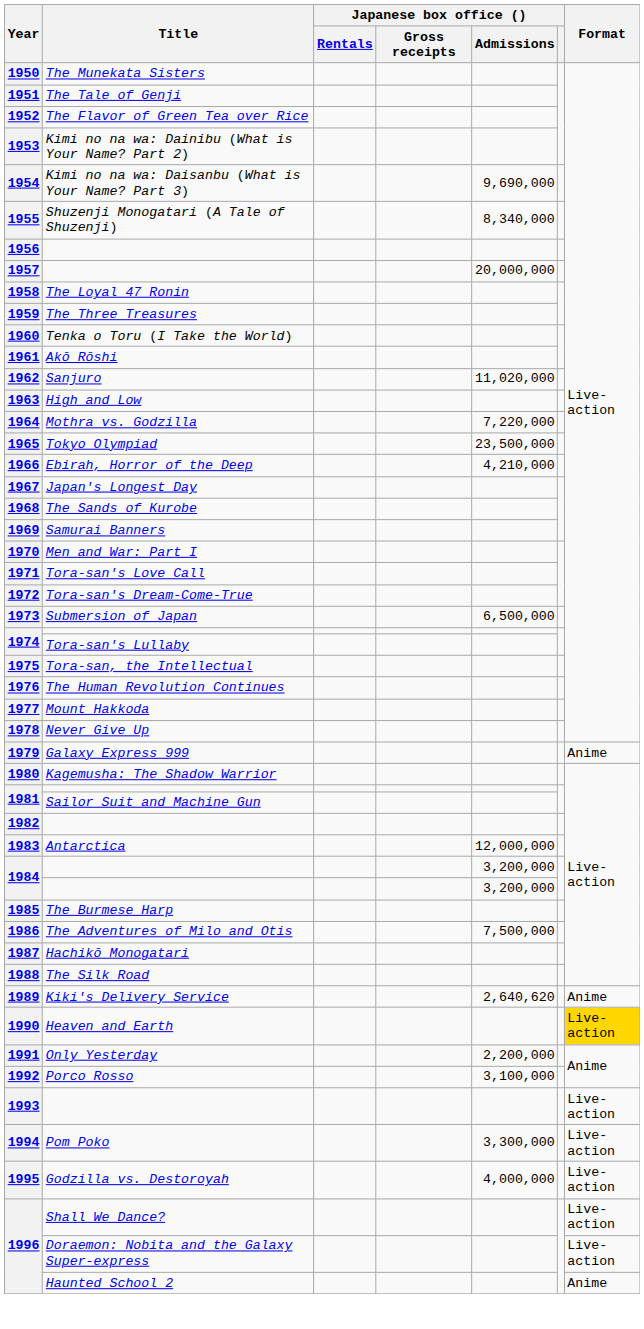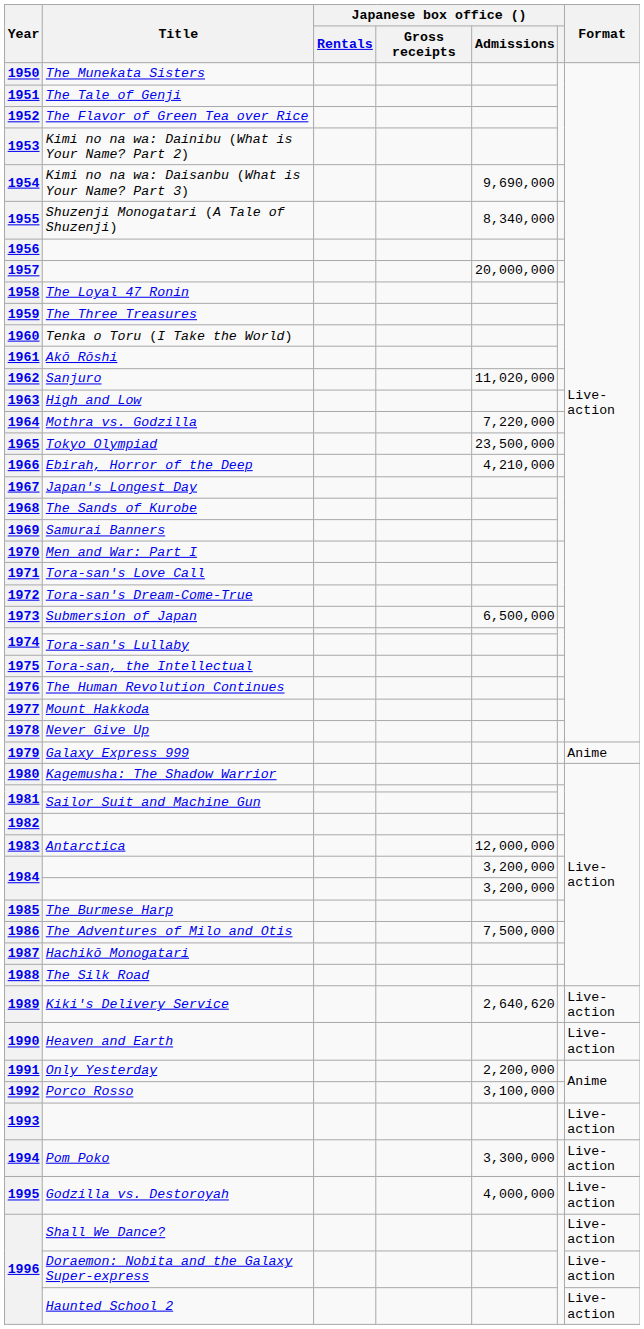(587, 997) Anime -> (591, 1004) Live-action
(591, 1026) gold background -> (591, 1041) no background
(587, 1283) Anime -> (591, 1306) Live-action
